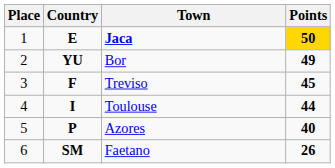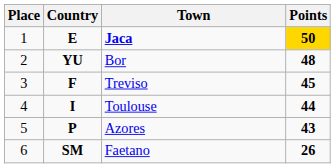(308, 60) 49 -> (308, 60) 48
(308, 128) 40 -> (308, 128) 43
